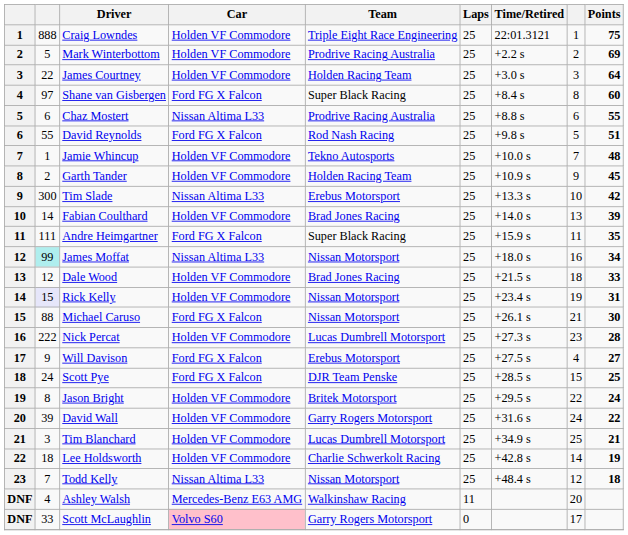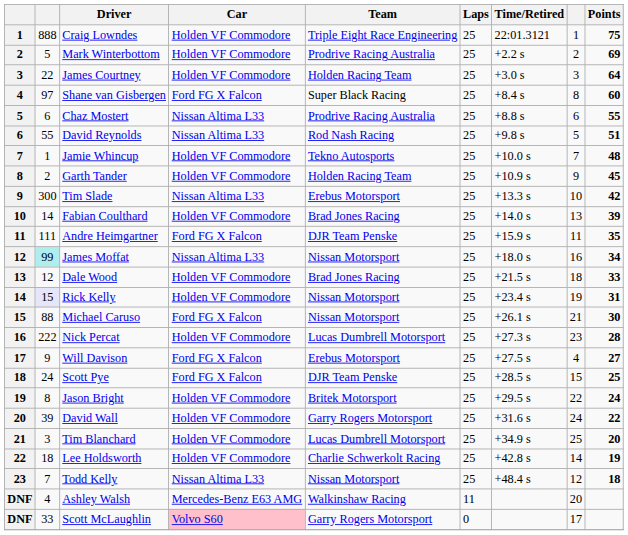(217, 136) Ford FG X Falcon -> (218, 136) Nissan Altima L33
(357, 237) Super Black Racing -> (353, 237) DJR Team Penske
(614, 438) 21 -> (614, 438) 20
